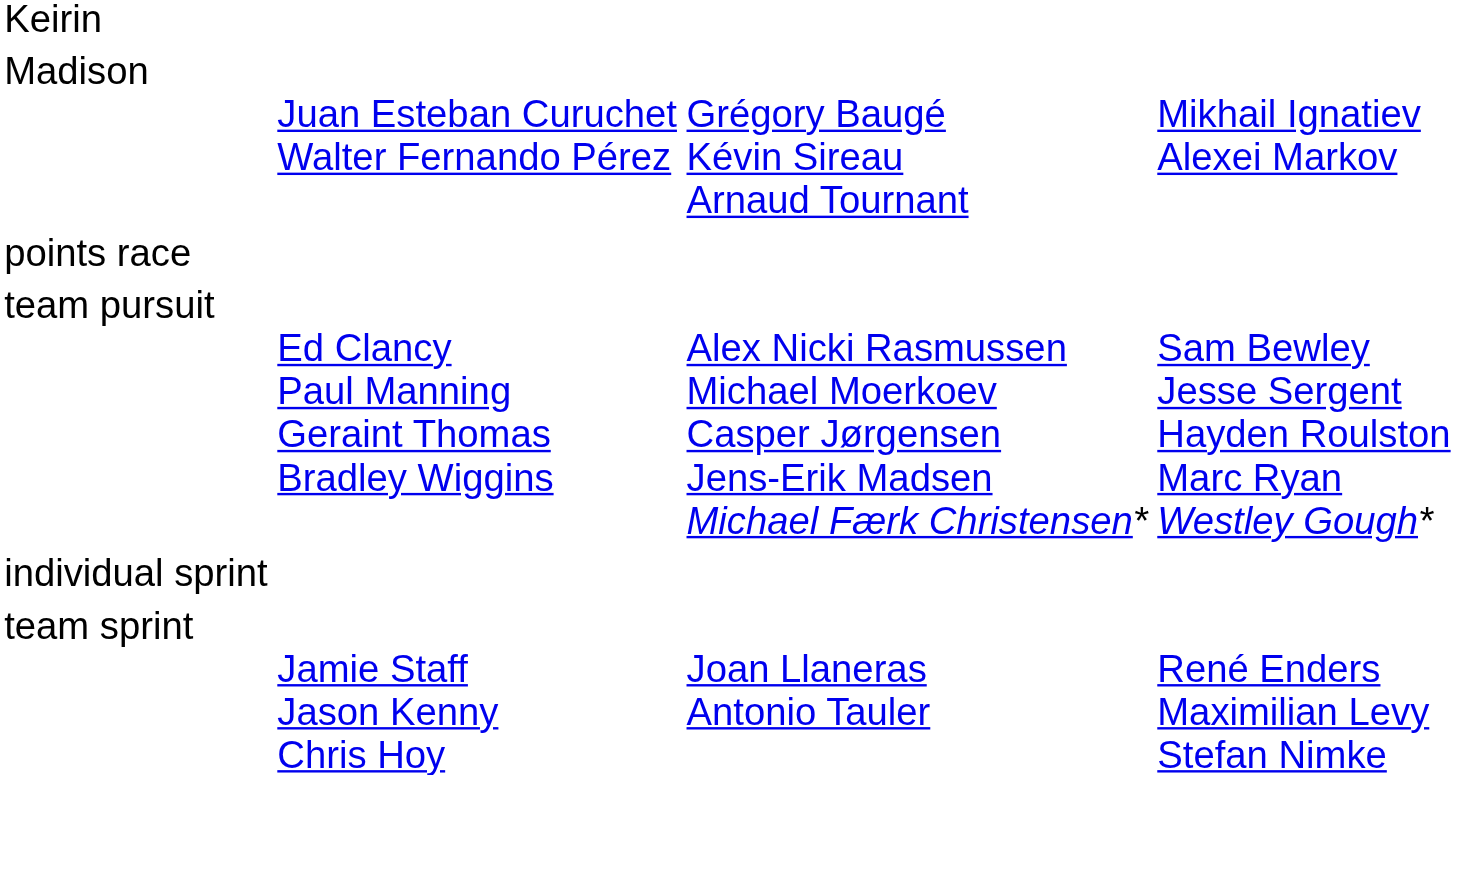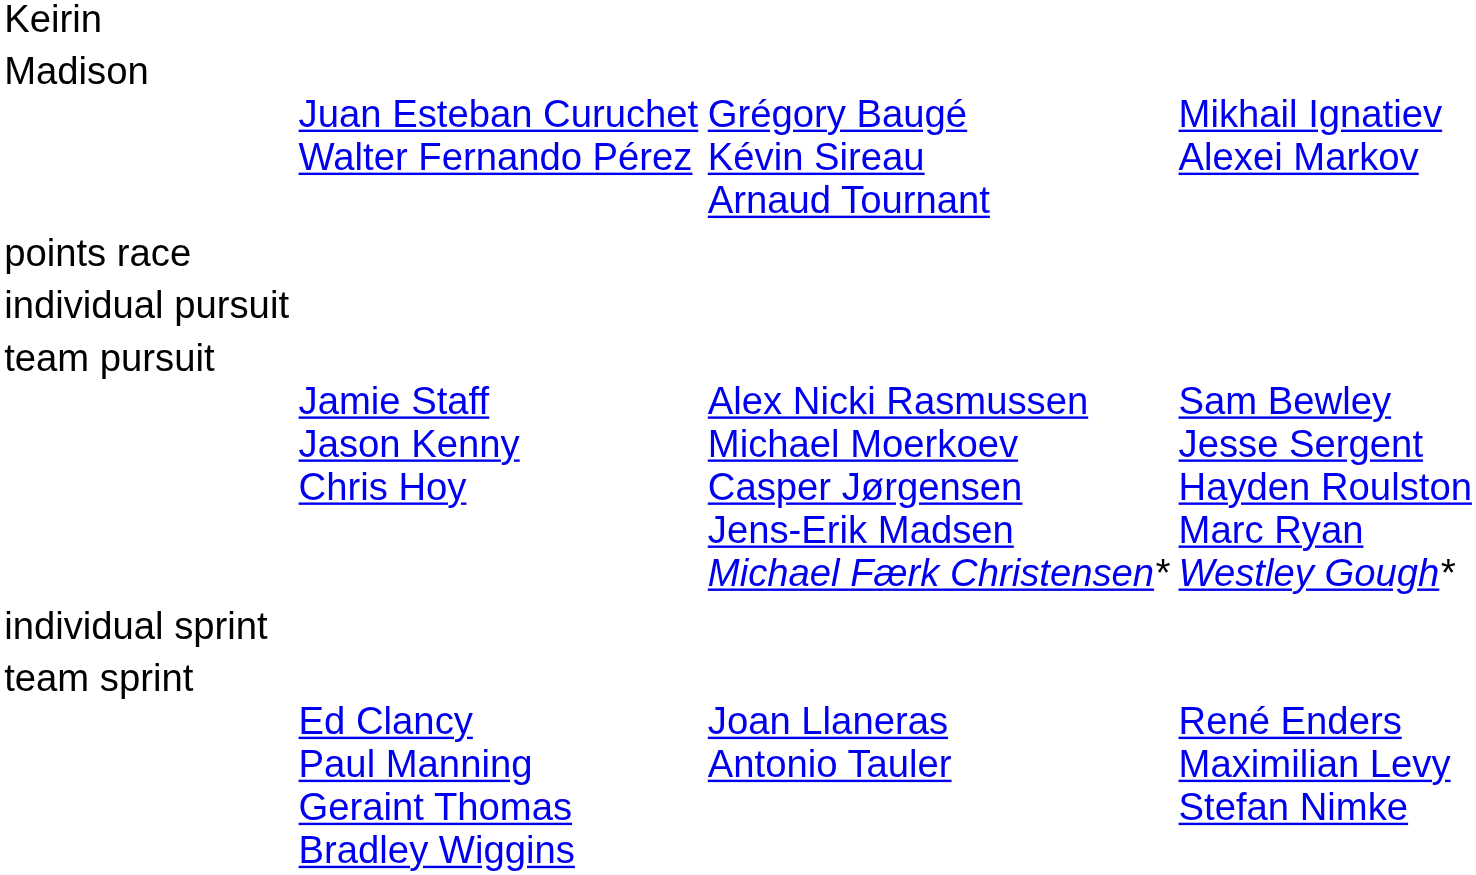+ row: (147, 305)
(415, 413) Ed Clancy Paul Manning Geraint Thomas Bradley Wiggins -> (409, 444) Jamie Staff Jason Kenny Chris Hoy
(388, 712) Jamie Staff Jason Kenny Chris Hoy -> (437, 786) Ed Clancy Paul Manning Geraint Thomas Bradley Wiggins
